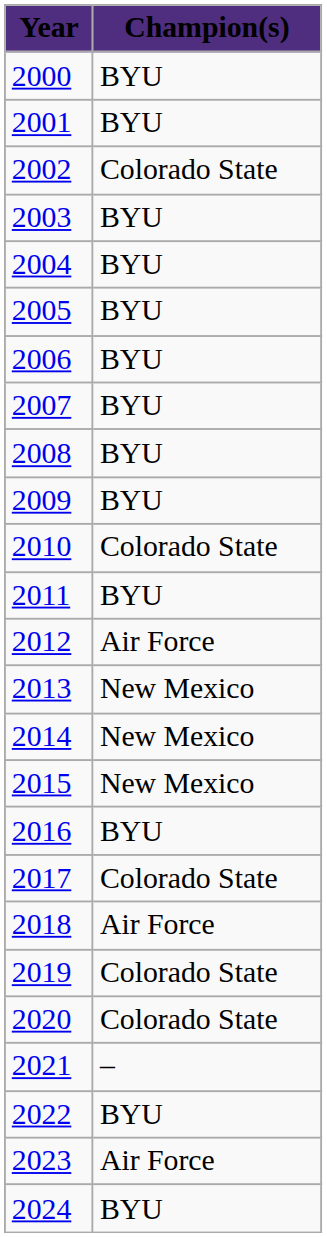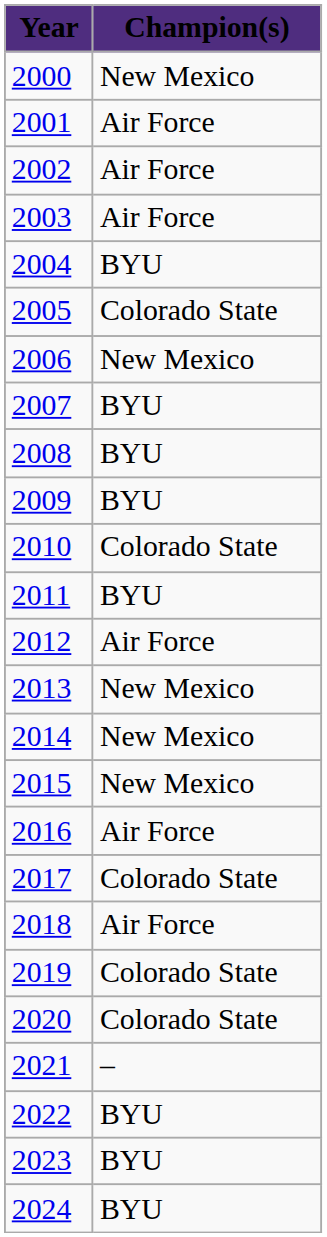(131, 75) BYU -> (177, 75) New Mexico
(131, 122) BYU -> (157, 122) Air Force
(189, 169) Colorado State -> (157, 169) Air Force
(131, 216) BYU -> (157, 216) Air Force
(131, 311) BYU -> (189, 311) Colorado State
(131, 358) BYU -> (177, 358) New Mexico
(131, 830) BYU -> (157, 830) Air Force
(157, 1160) Air Force -> (131, 1160) BYU
